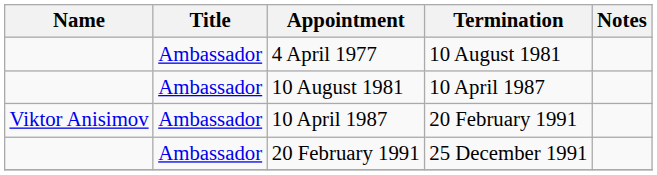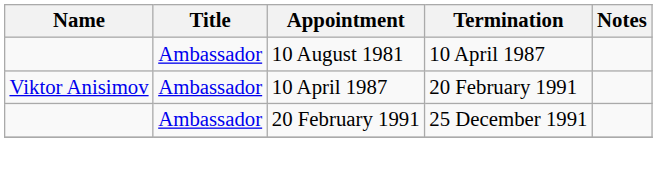- row: (324, 53)
